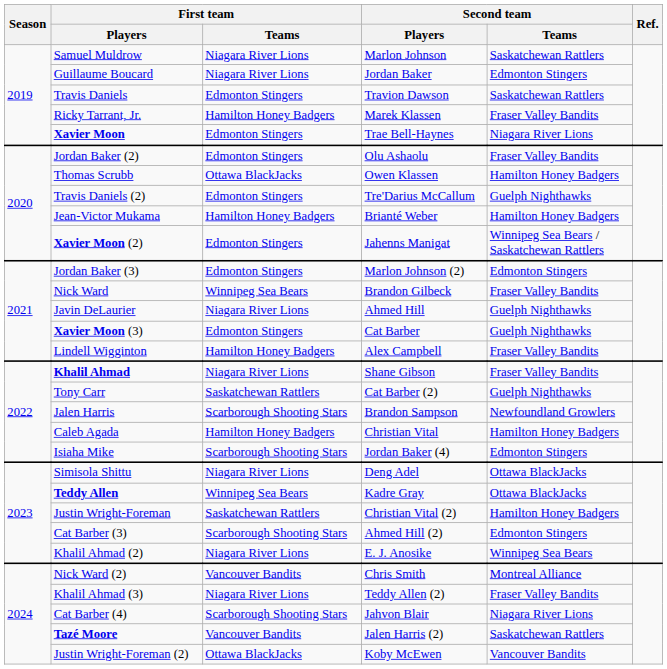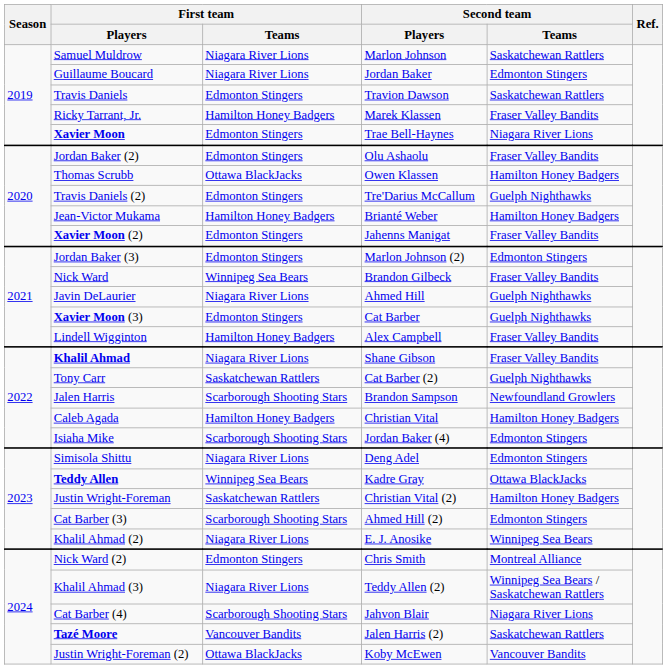(547, 242) Winnipeg Sea Bears / Saskatchewan Rattlers -> (544, 235) Fraser Valley Bandits
(538, 472) Ottawa BlackJacks -> (538, 458) Edmonton Stingers
(253, 573) Vancouver Bandits -> (254, 559) Edmonton Stingers
(544, 593) Fraser Valley Bandits -> (547, 586) Winnipeg Sea Bears / Saskatchewan Rattlers
